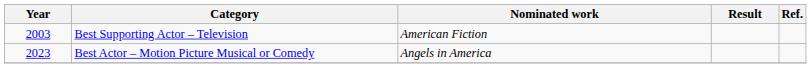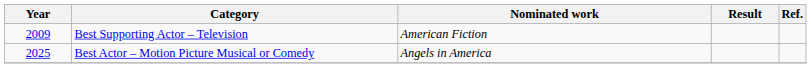(38, 33) 2003 -> (38, 33) 2009
(38, 53) 2023 -> (38, 53) 2025
